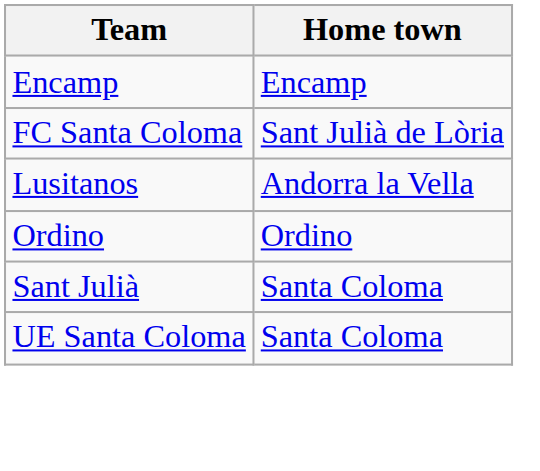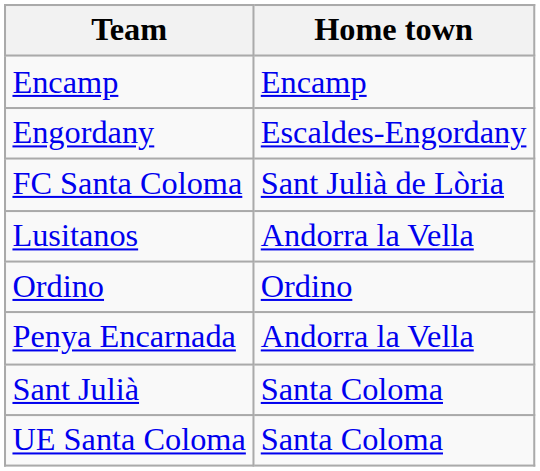+ row: (83, 132)
+ row: (124, 337)
